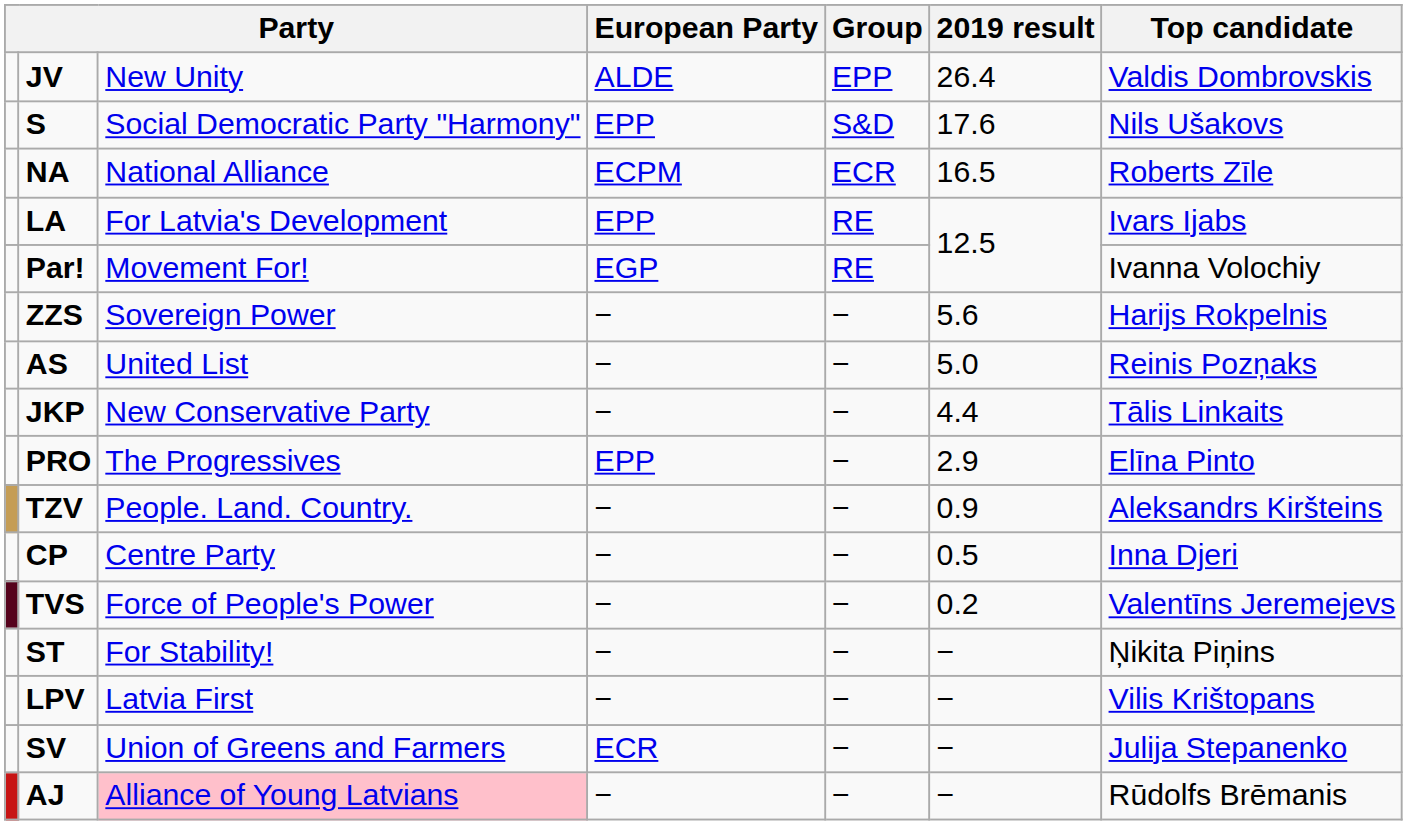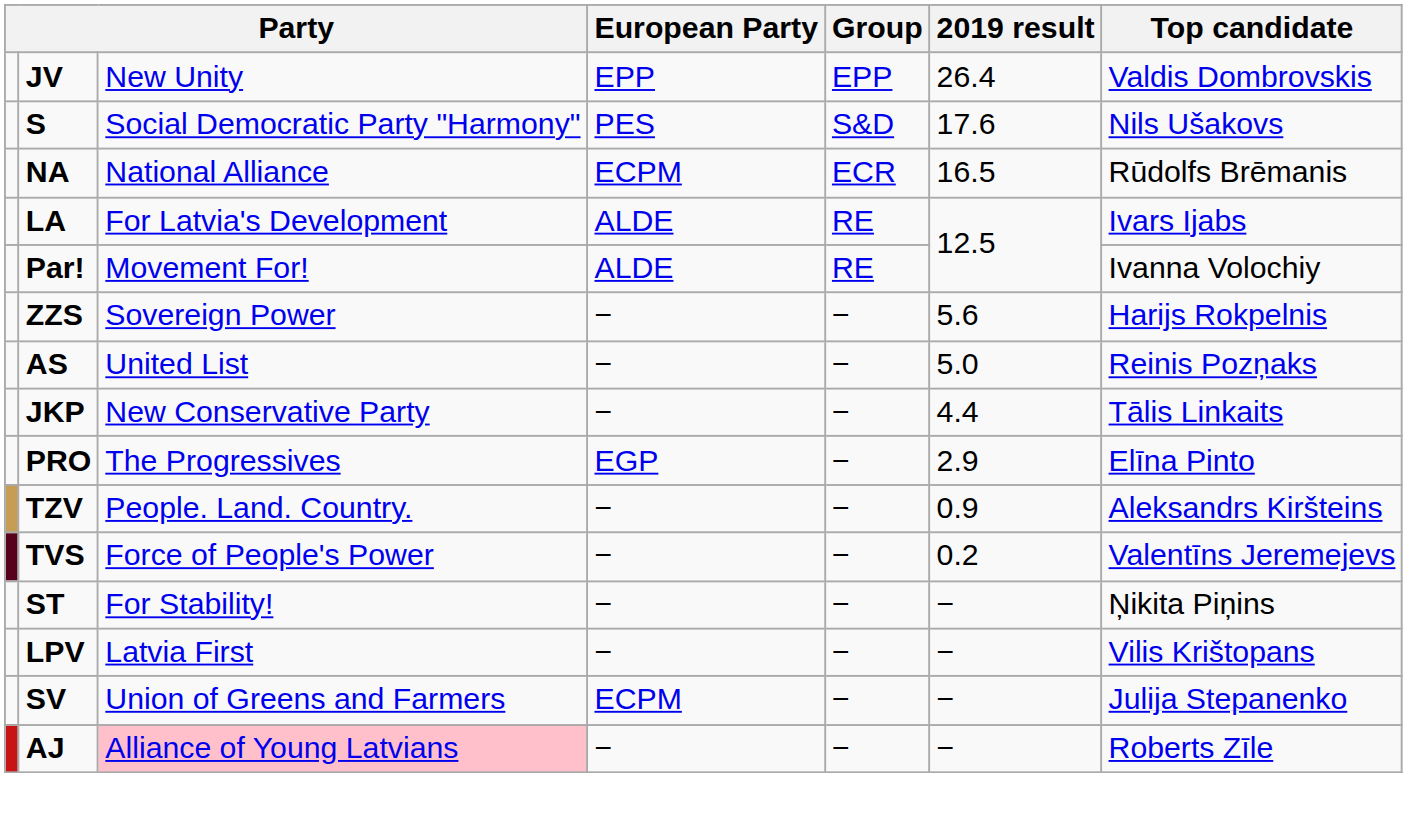(634, 76) ALDE -> (625, 76) EPP
(625, 124) EPP -> (625, 124) PES
(1191, 172) Roberts Zīle -> (1228, 172) Rūdolfs Brēmanis
(625, 220) EPP -> (634, 220) ALDE
(626, 268) EGP -> (634, 268) ALDE
(625, 460) EPP -> (626, 460) EGP
- row: (47, 556)
(626, 747) ECR -> (638, 699) ECPM
(1228, 795) Rūdolfs Brēmanis -> (1191, 747) Roberts Zīle
